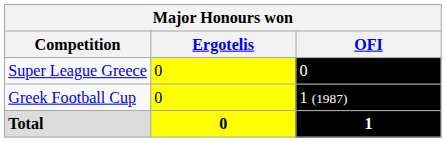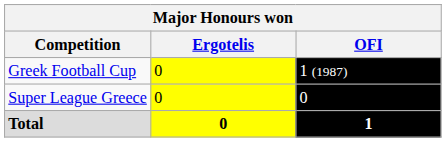rows swapped: (78, 71) <-> (72, 97)
